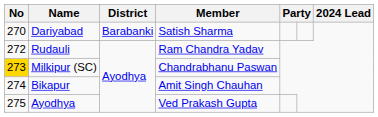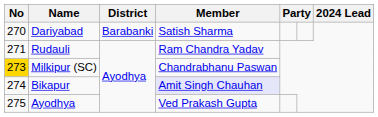(16, 49) 272 -> (16, 49) 271
(211, 85) no background -> (211, 85) lavender background
